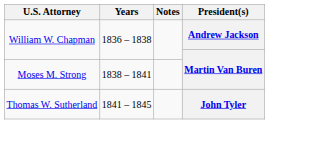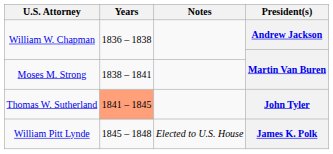(127, 104) no background -> (127, 104) lightsalmon background
+ row: (52, 134)
